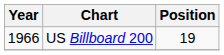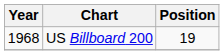(24, 38) 1966 -> (24, 38) 1968
